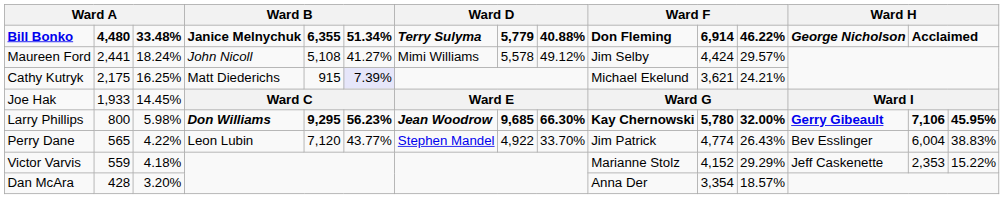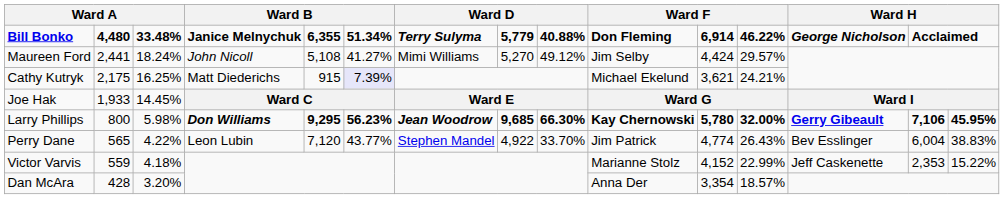(517, 57) 5,578 -> (517, 57) 5,270
(763, 162) 29.29% -> (763, 162) 22.99%
